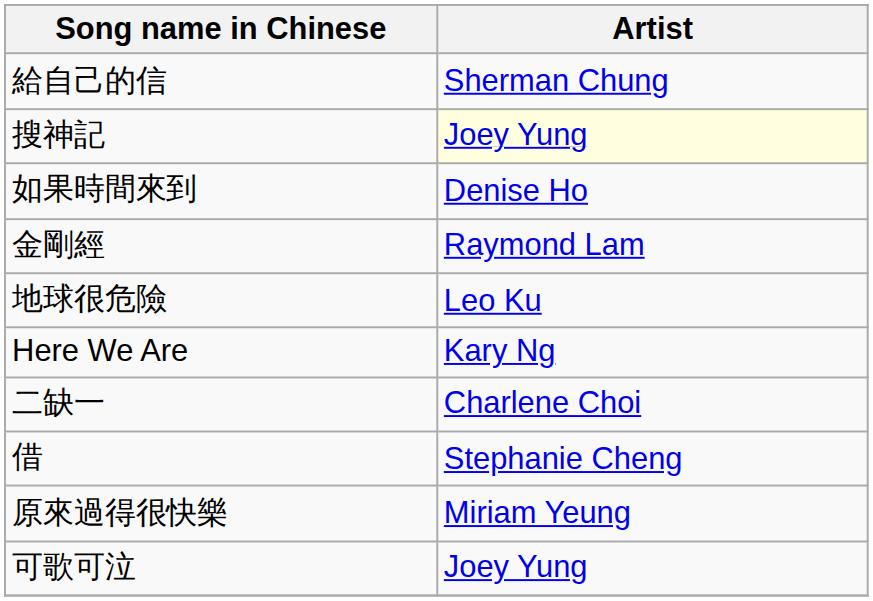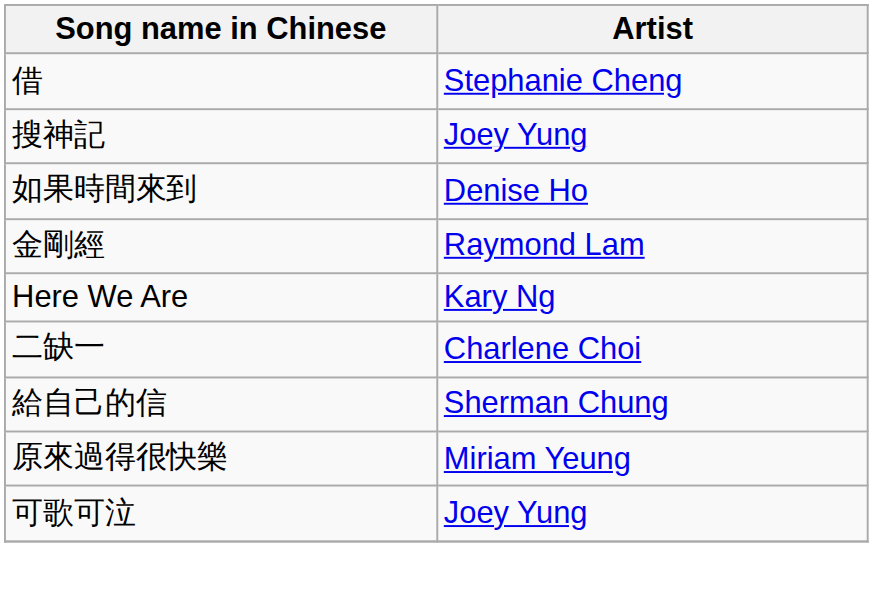rows swapped: (89, 79) <-> (28, 457)
(516, 135) lightyellow background -> (516, 135) no background
- row: (89, 298)
